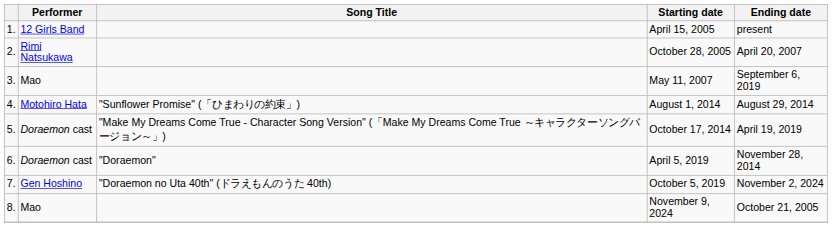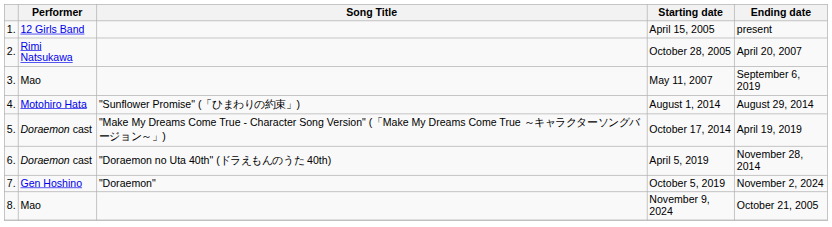(127, 160) "Doraemon" -> (215, 160) "Doraemon no Uta 40th" (ドラえもんのうた 40th)
(215, 184) "Doraemon no Uta 40th" (ドラえもんのうた 40th) -> (127, 183) "Doraemon"
